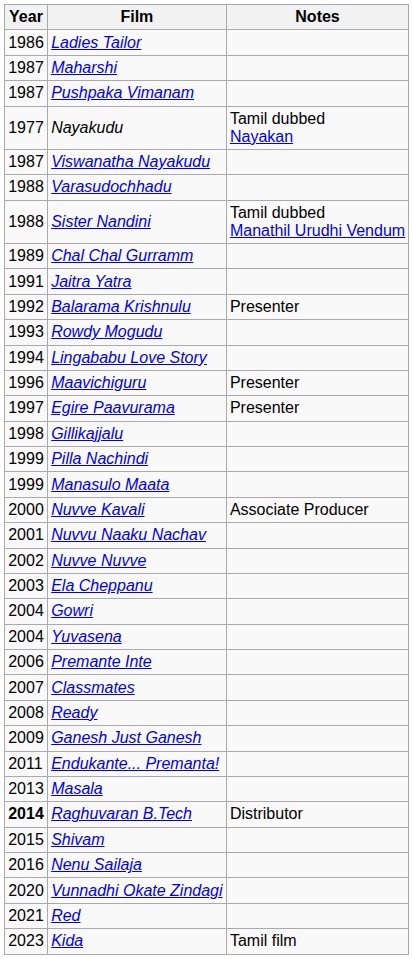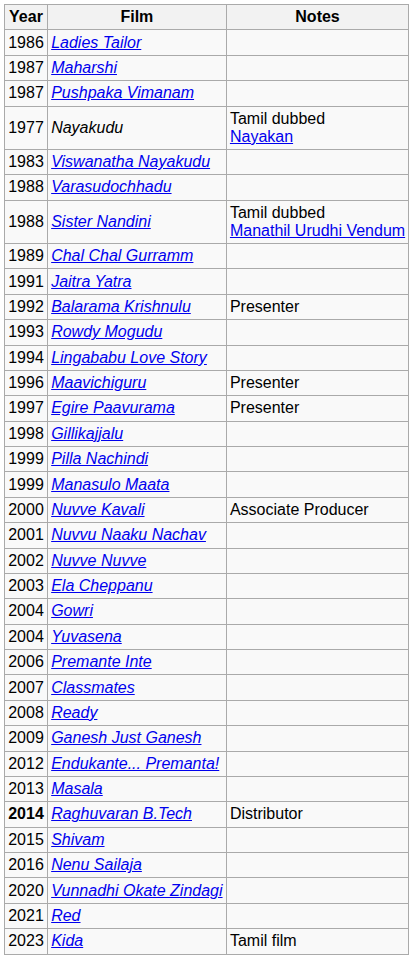(26, 162) 1987 -> (26, 162) 1983
(25, 763) 2011 -> (26, 763) 2012
